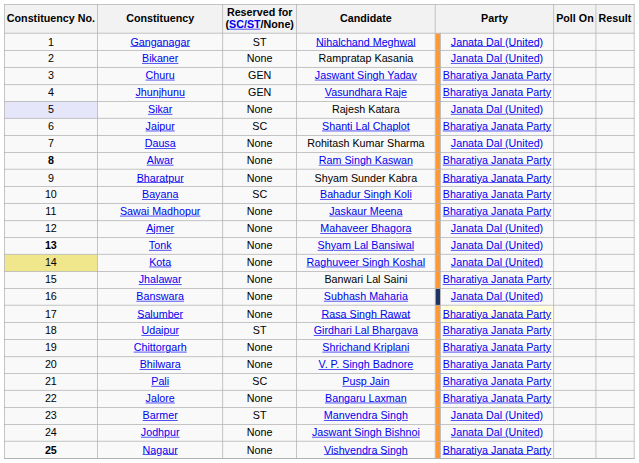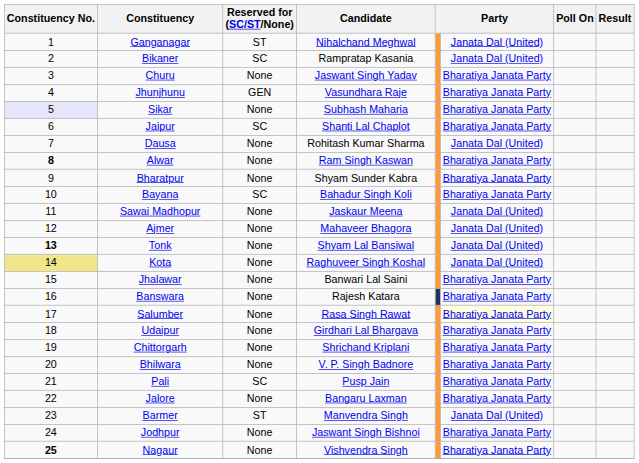(260, 59) None -> (260, 59) SC
(260, 76) GEN -> (260, 76) None
(366, 110) Rajesh Katara -> (366, 110) Subhash Maharia
(497, 110) Janata Dal (United) -> (497, 110) Bharatiya Janata Party
(497, 212) Bharatiya Janata Party -> (497, 212) Janata Dal (United)
(366, 297) Subhash Maharia -> (366, 297) Rajesh Katara
(497, 297) Janata Dal (United) -> (497, 297) Bharatiya Janata Party
(260, 331) ST -> (260, 331) None
(497, 433) Janata Dal (United) -> (497, 433) Bharatiya Janata Party
